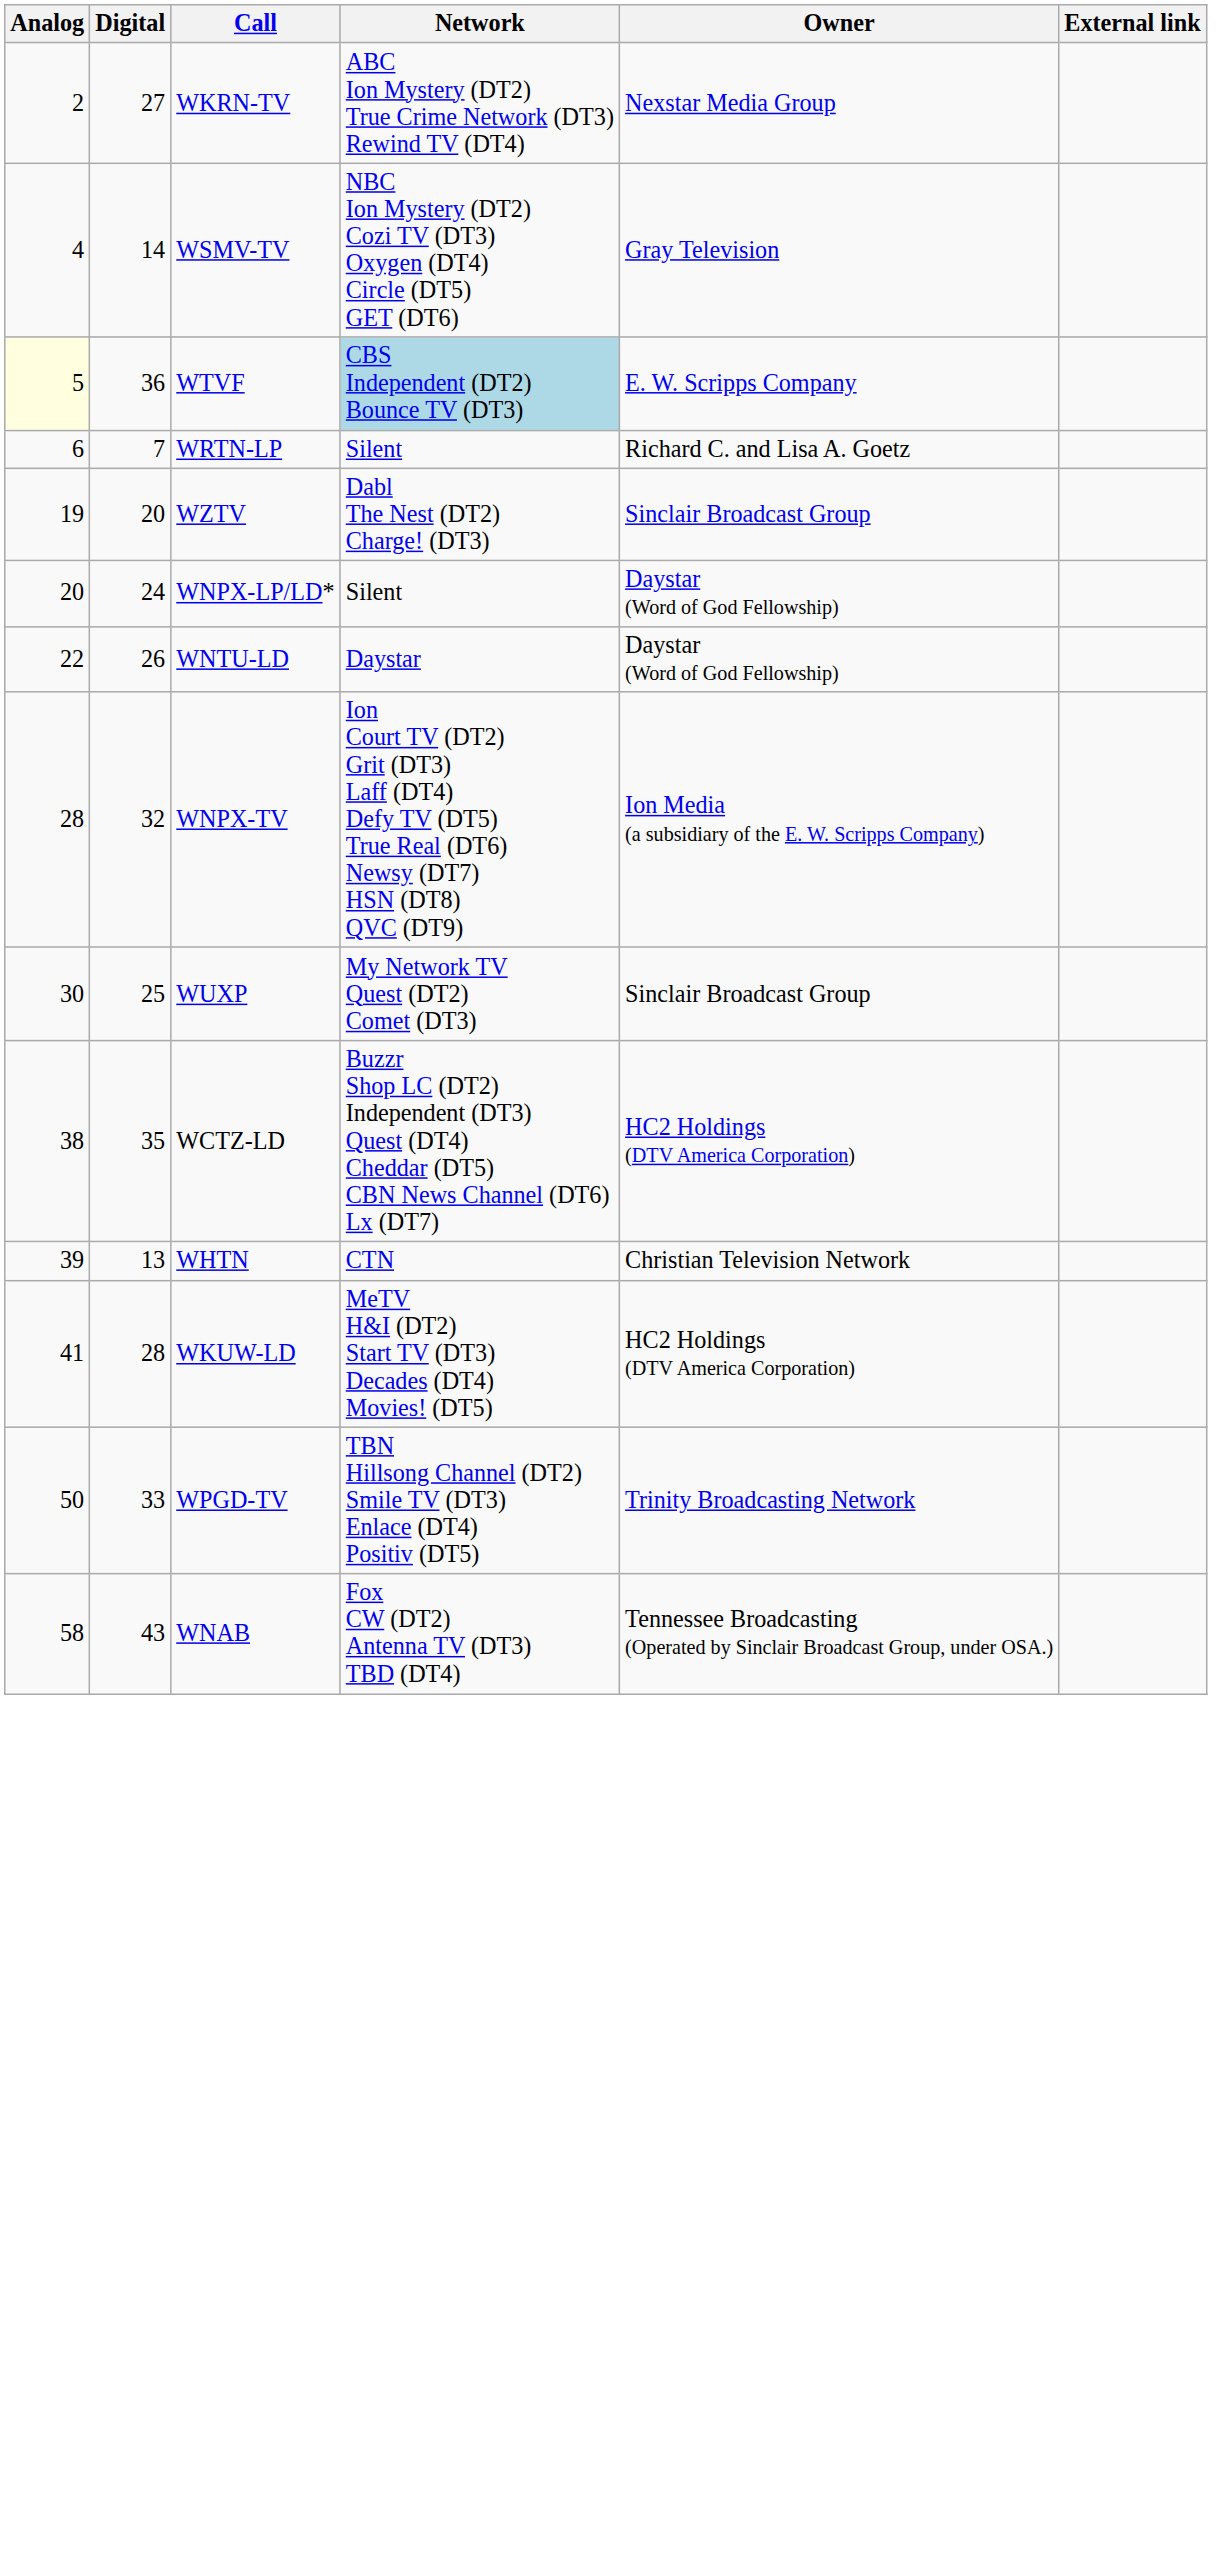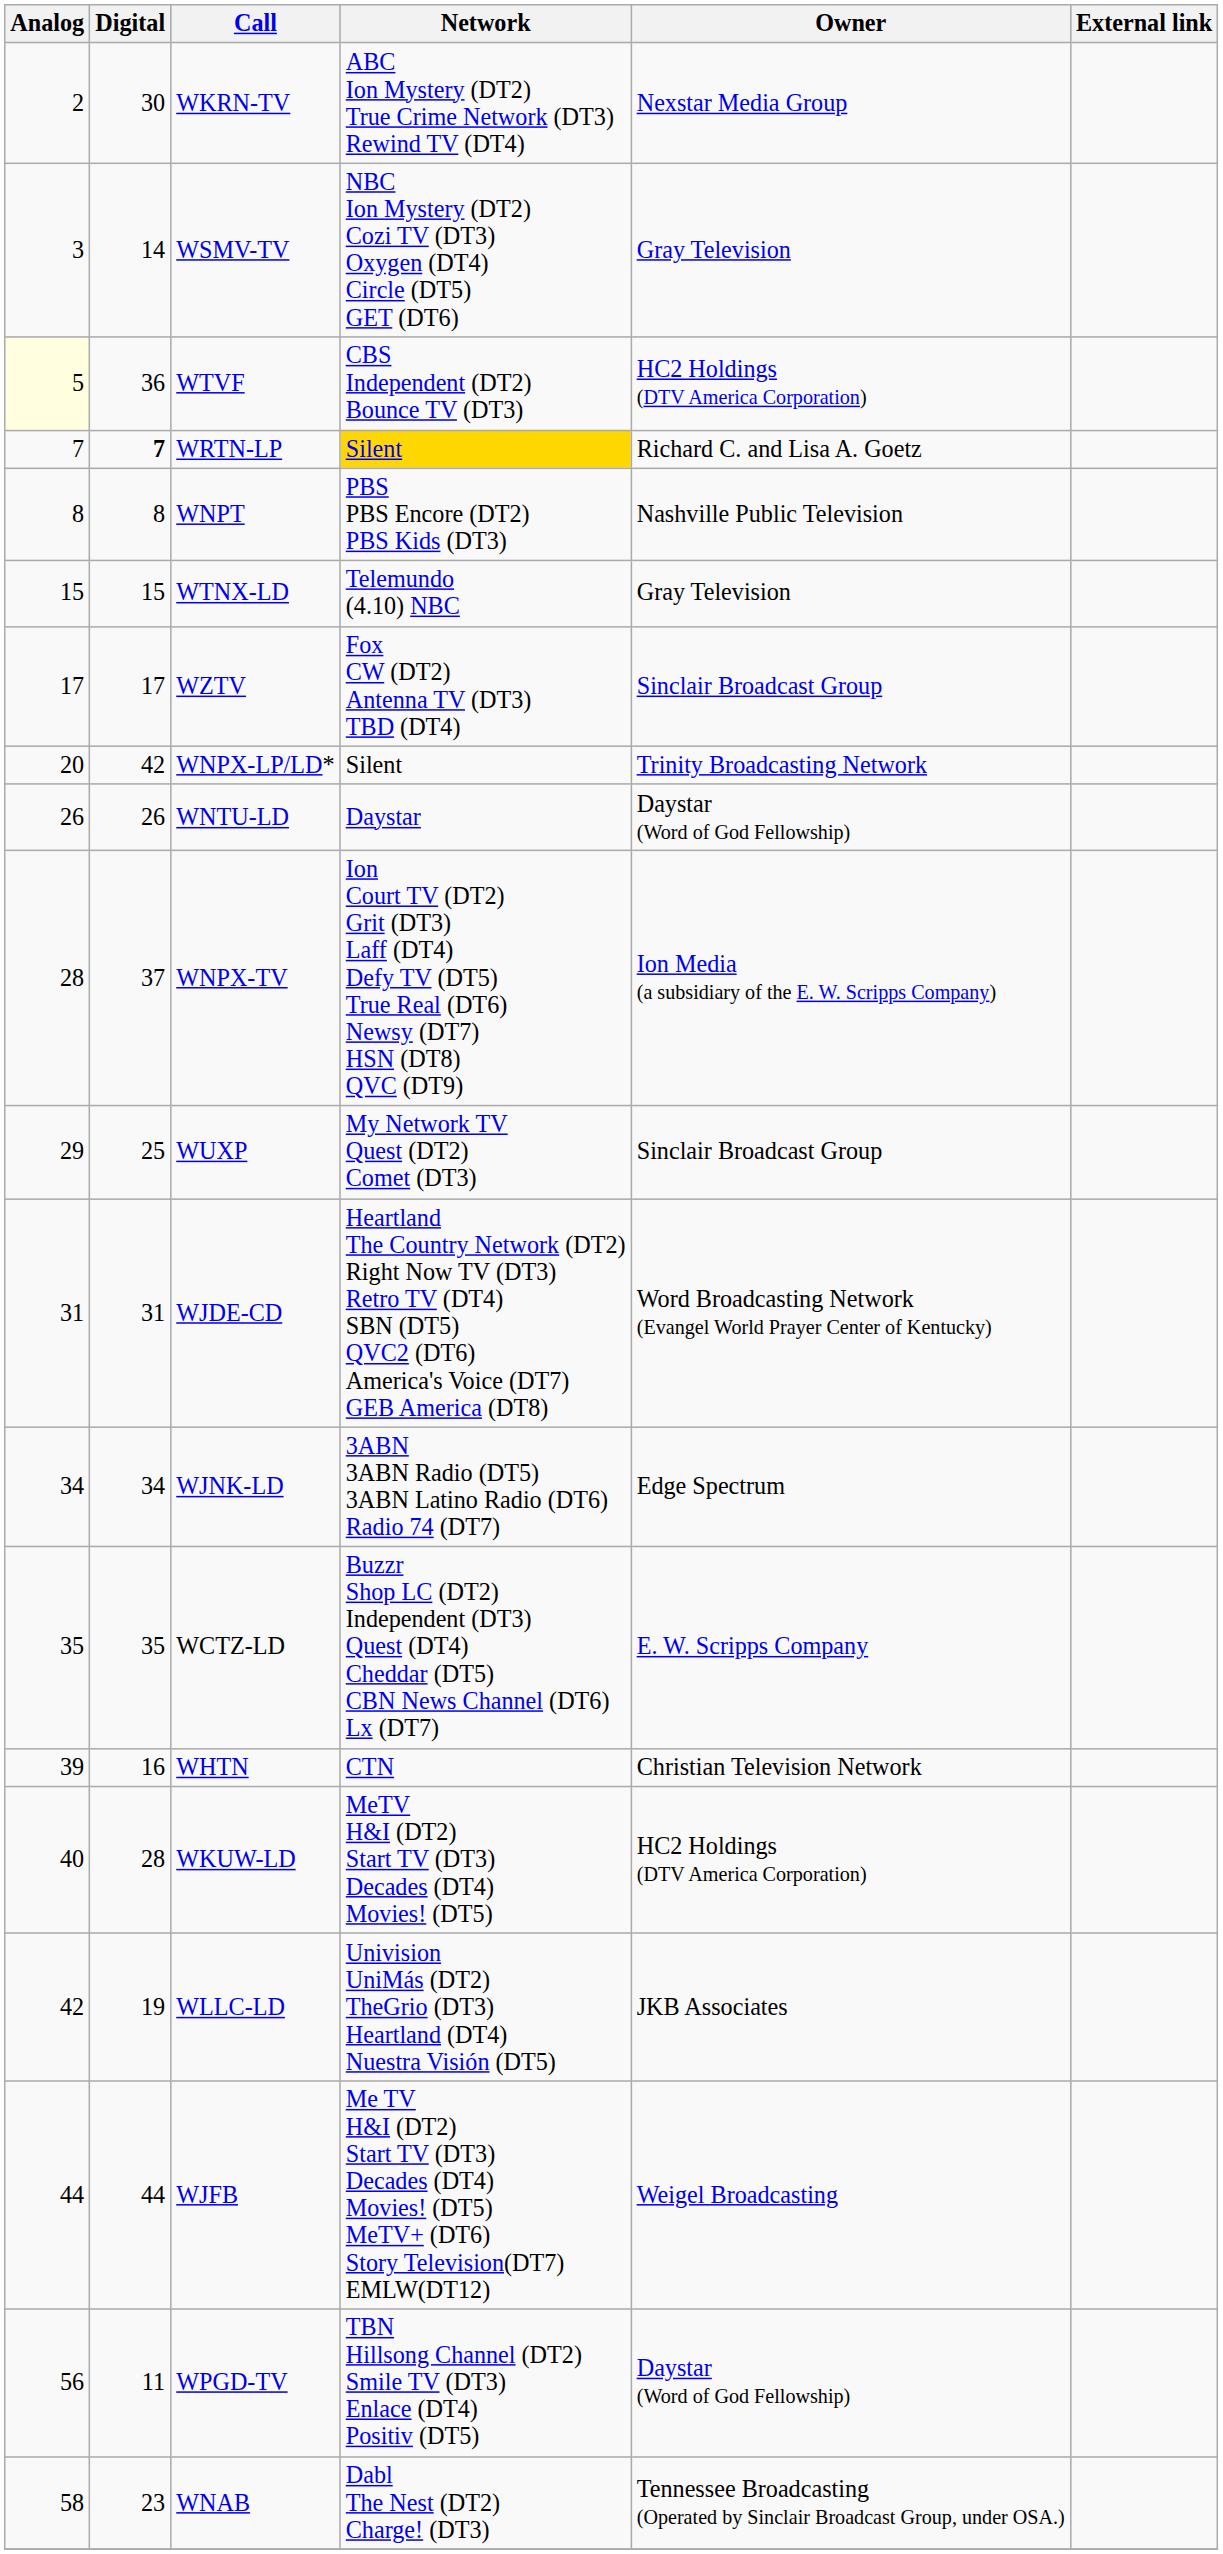(153, 102) 27 -> (153, 102) 30
(78, 249) 4 -> (78, 249) 3
(439, 383) lightblue background -> (439, 383) no background
(741, 383) E. W. Scripps Company -> (752, 383) HC2 Holdings (DTV America Corporation)
(78, 448) 6 -> (78, 448) 7
(159, 448) normal -> (159, 448) bold
(374, 448) no background -> (374, 448) gold background
+ row: (210, 514)
+ row: (233, 593)
(72, 514) 19 -> (72, 685) 17
(153, 514) 20 -> (153, 685) 17
(423, 514) Dabl The Nest (DT2) Charge! (DT3) -> (439, 685) Fox CW (DT2) Antenna TV (DT3) TBD (DT4)
(153, 593) 24 -> (153, 765) 42
(732, 593) Daystar (Word of God Fellowship) -> (782, 765) Trinity Broadcasting Network
(72, 658) 22 -> (72, 816) 26
(153, 819) 32 -> (153, 977) 37
(72, 993) 30 -> (72, 1151) 29
+ row: (229, 1312)
+ row: (230, 1486)
(72, 1140) 38 -> (72, 1647) 35
(740, 1140) HC2 Holdings (DTV America Corporation) -> (752, 1647) E. W. Scripps Company
(153, 1260) 13 -> (153, 1767) 16
(72, 1353) 41 -> (72, 1859) 40
+ row: (231, 2006)
+ row: (207, 2194)
(72, 1500) 50 -> (72, 2382) 56
(153, 1500) 33 -> (153, 2382) 11
(770, 1500) Trinity Broadcasting Network -> (743, 2382) Daystar (Word of God Fellowship)
(153, 1633) 43 -> (153, 2502) 23
(439, 1633) Fox CW (DT2) Antenna TV (DT3) TBD (DT4) -> (423, 2502) Dabl The Nest (DT2) Charge! (DT3)
